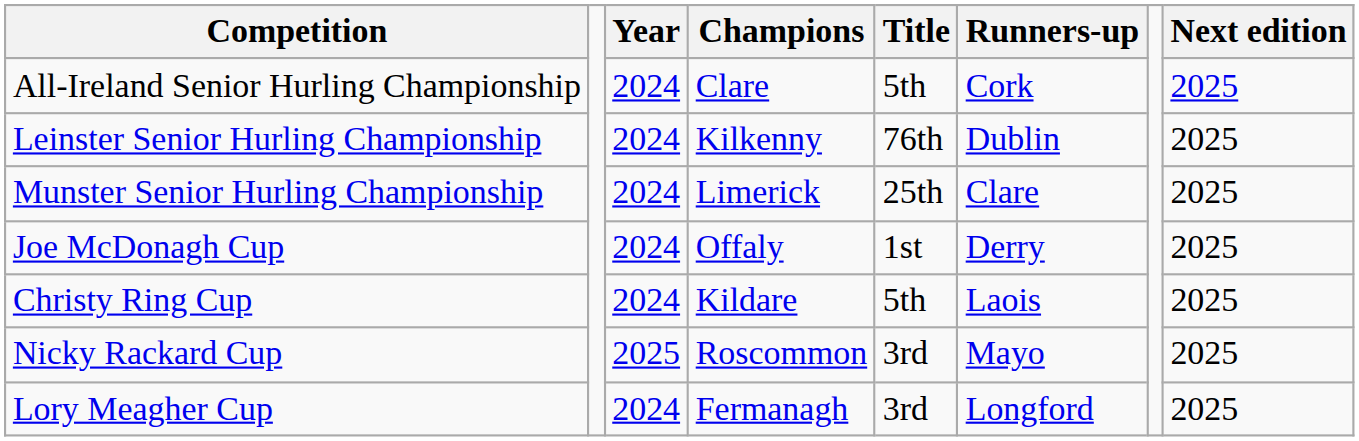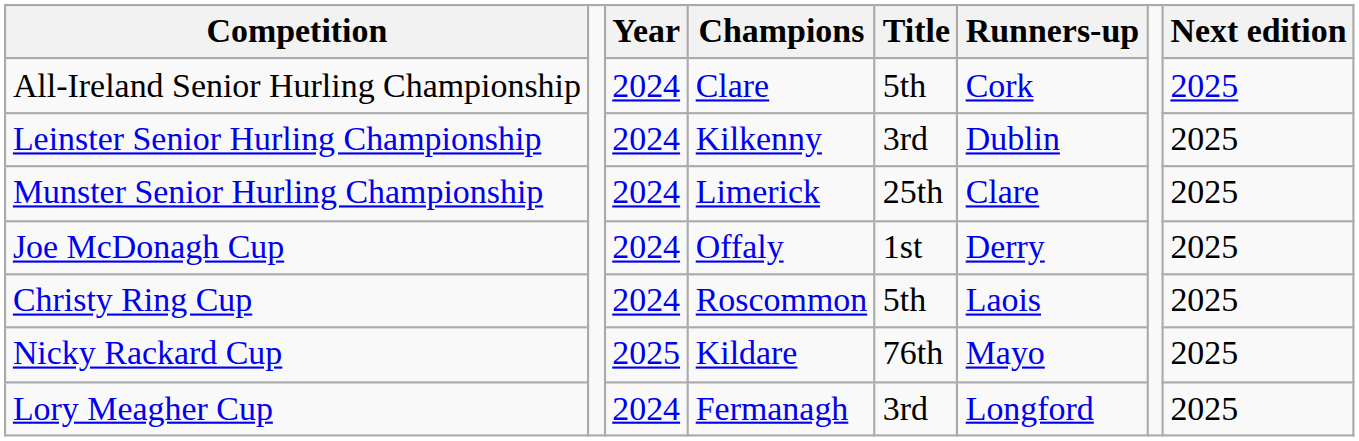(913, 138) 76th -> (905, 138) 3rd
(747, 300) Kildare -> (781, 300) Roscommon
(781, 354) Roscommon -> (747, 354) Kildare
(905, 354) 3rd -> (913, 354) 76th
